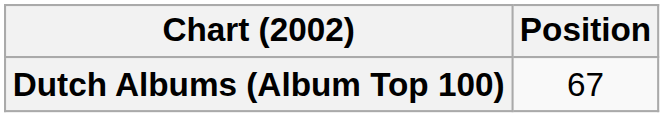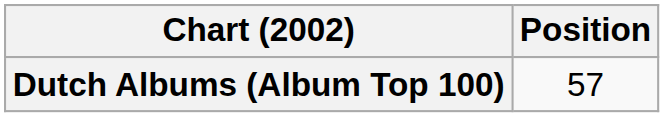(586, 83) 67 -> (586, 83) 57
